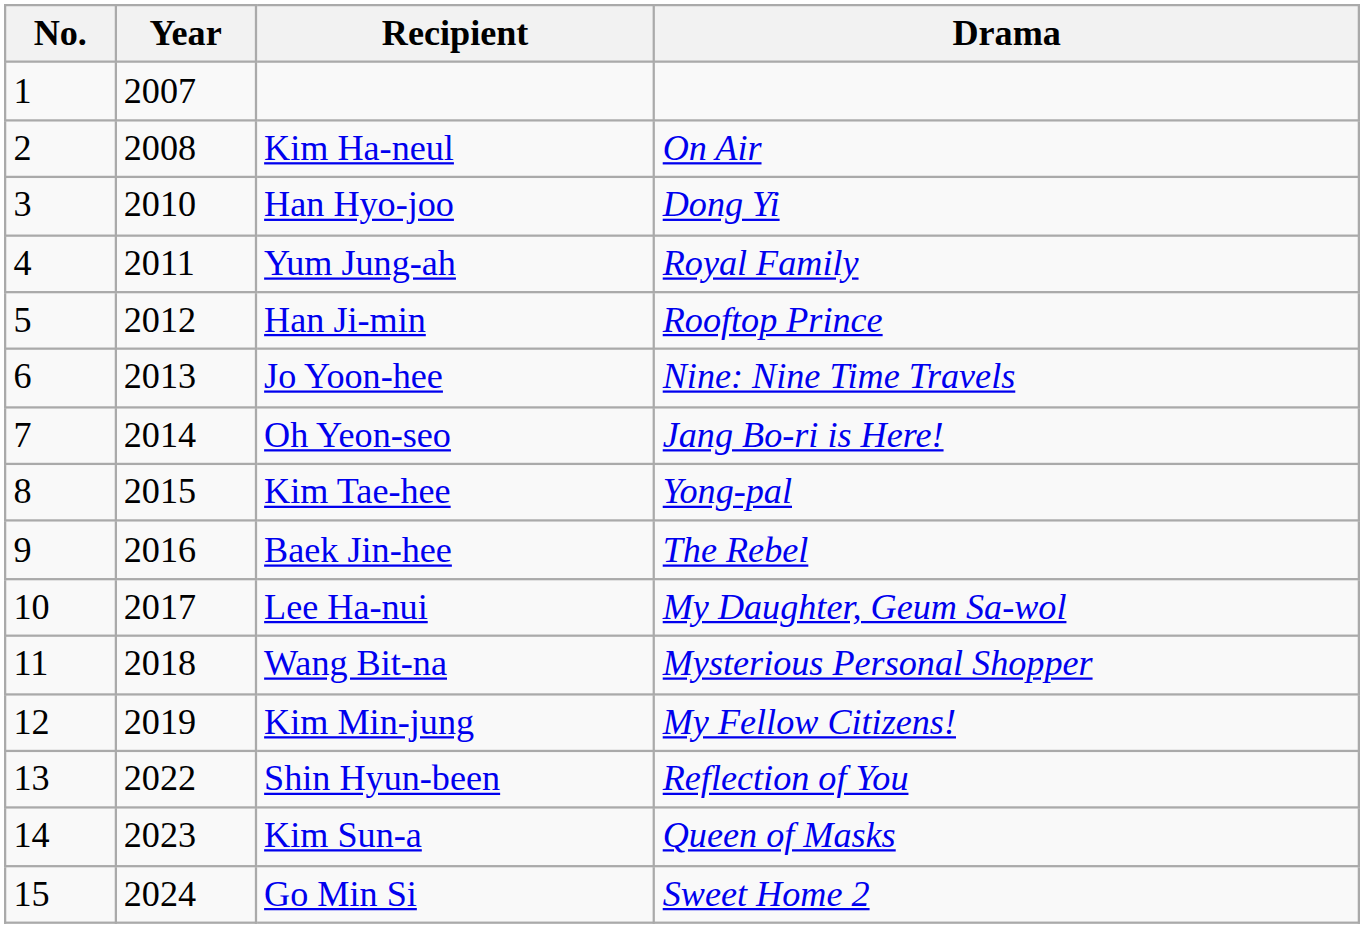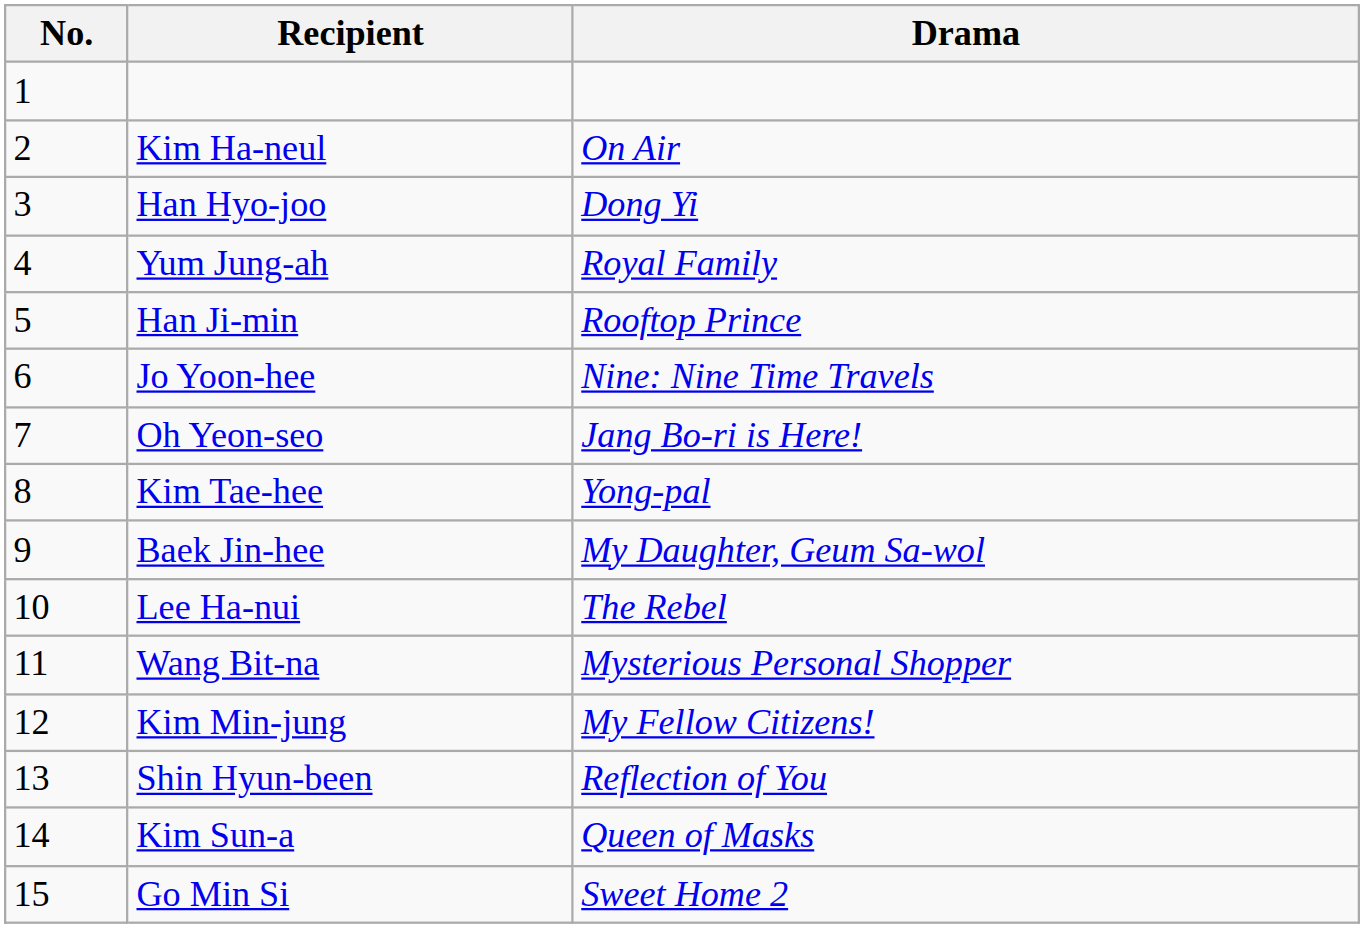- column: (186, 33)
(736, 549) The Rebel -> (783, 549) My Daughter, Geum Sa-wol
(865, 606) My Daughter, Geum Sa-wol -> (654, 606) The Rebel
